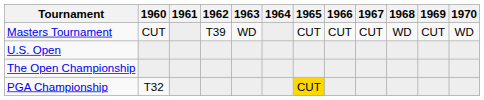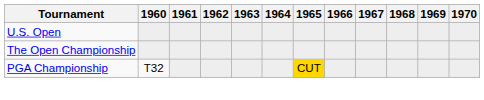- row: (60, 32)
